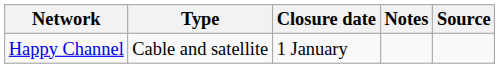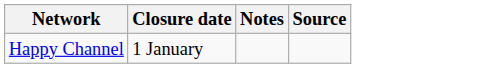- column: (200, 19)
